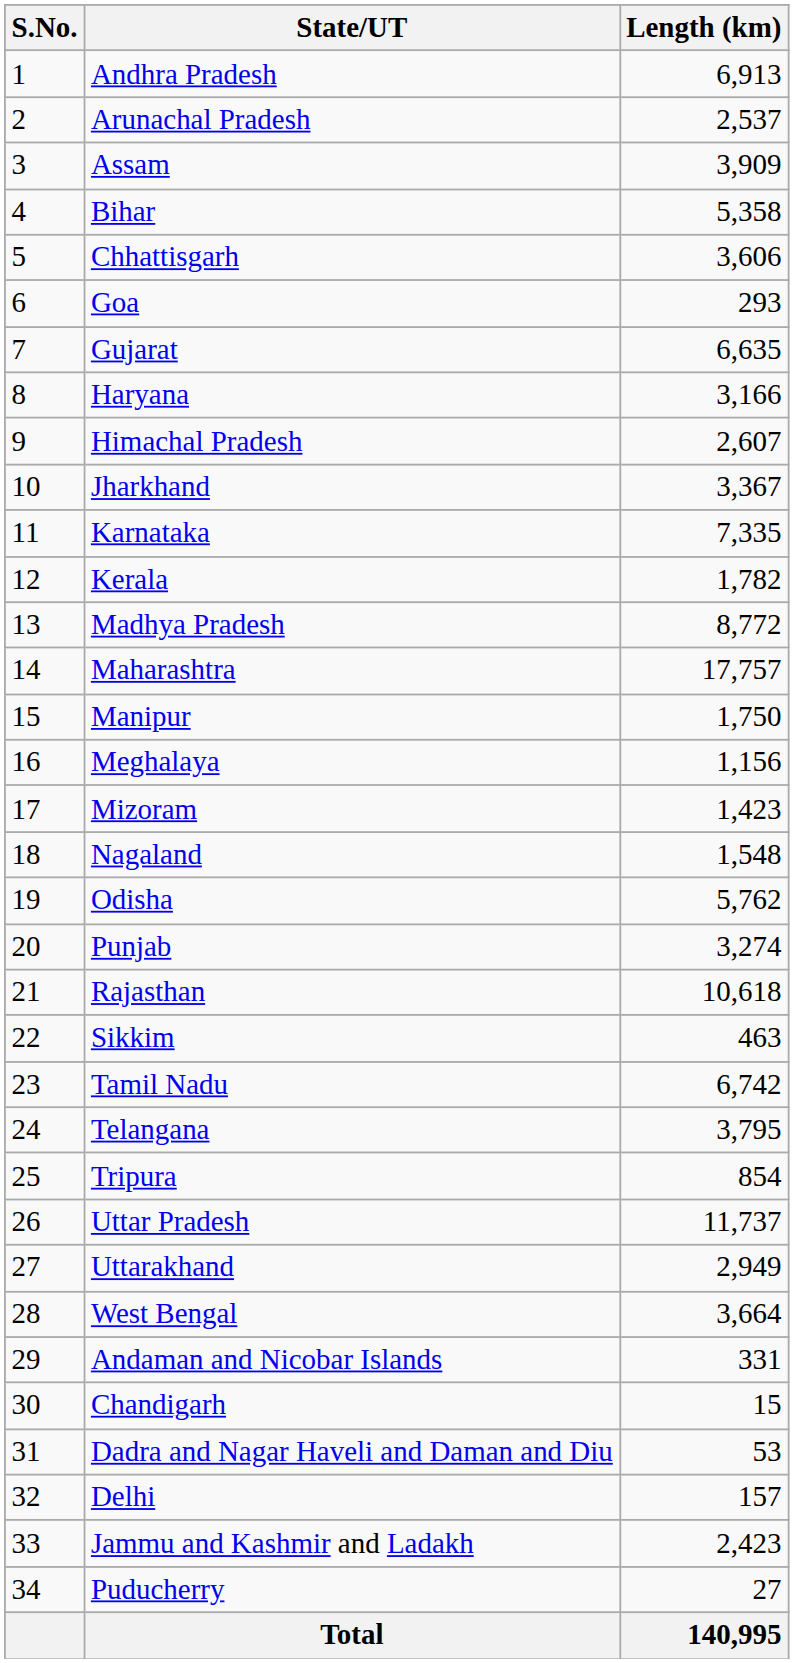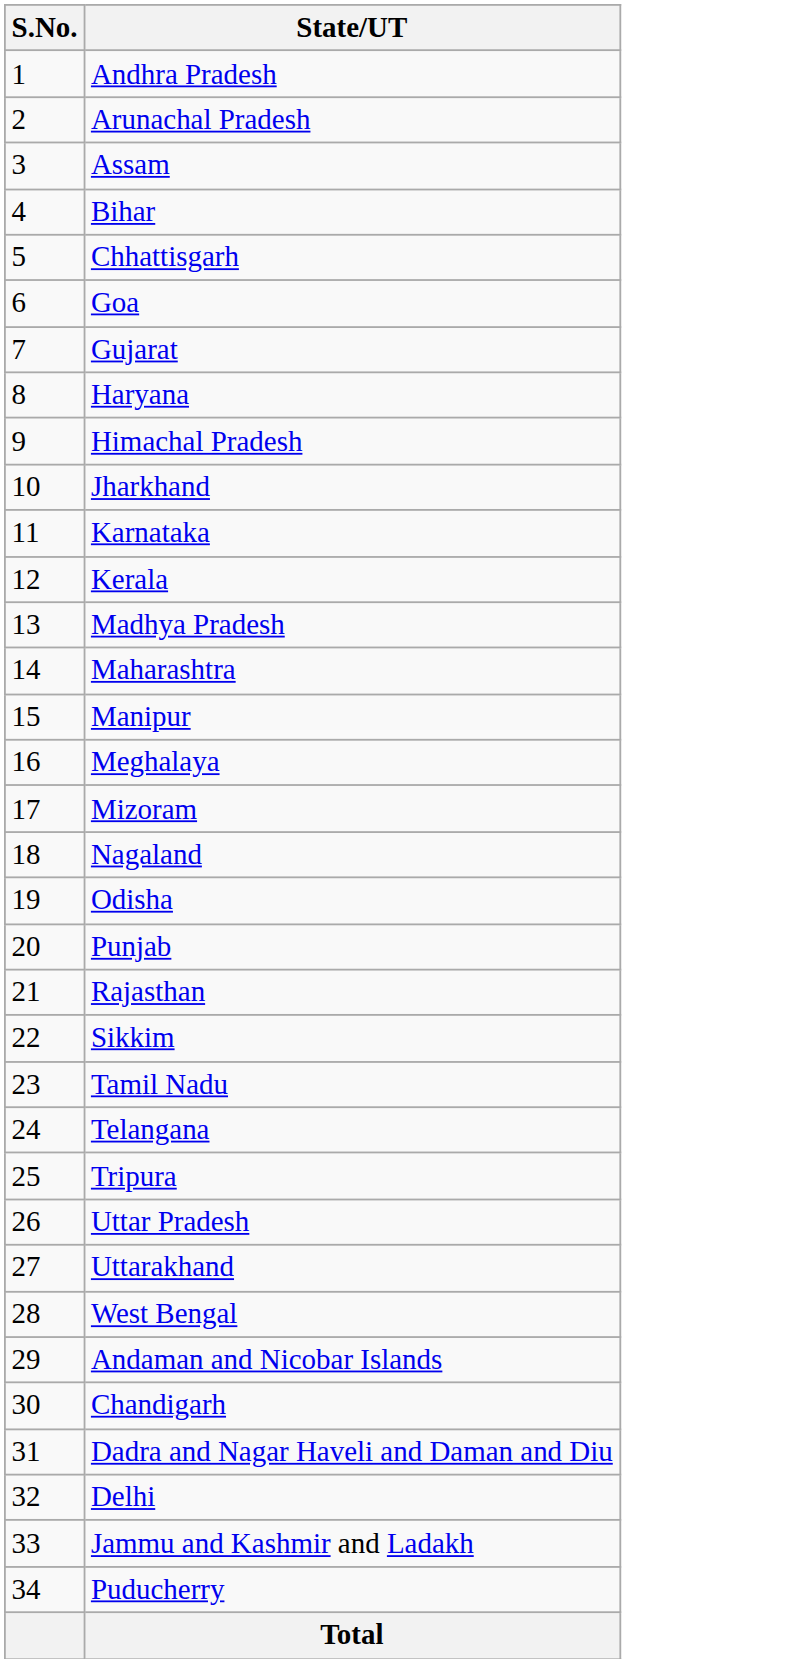- column: (704, 27)
